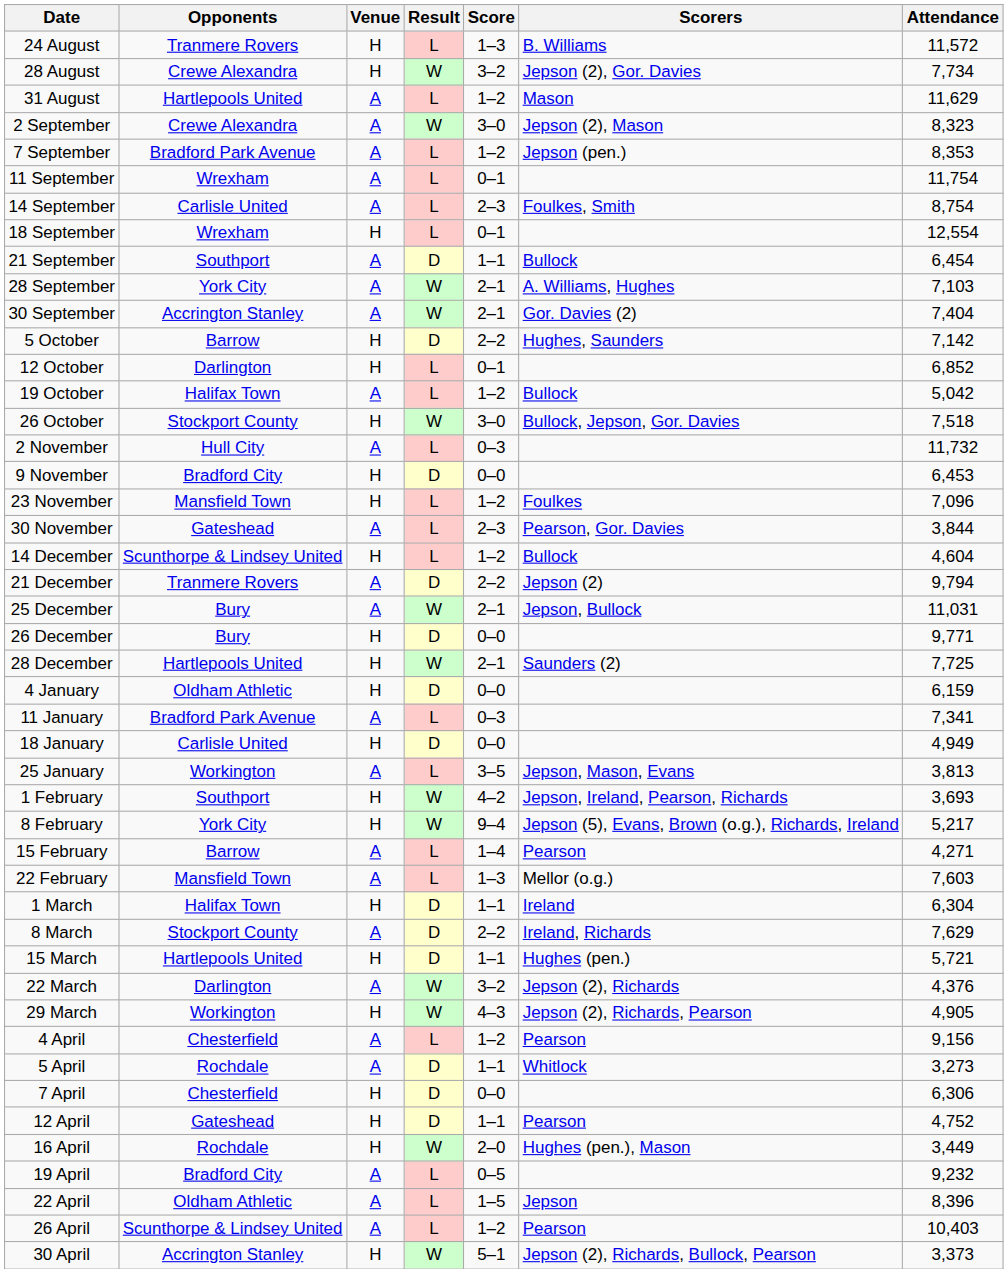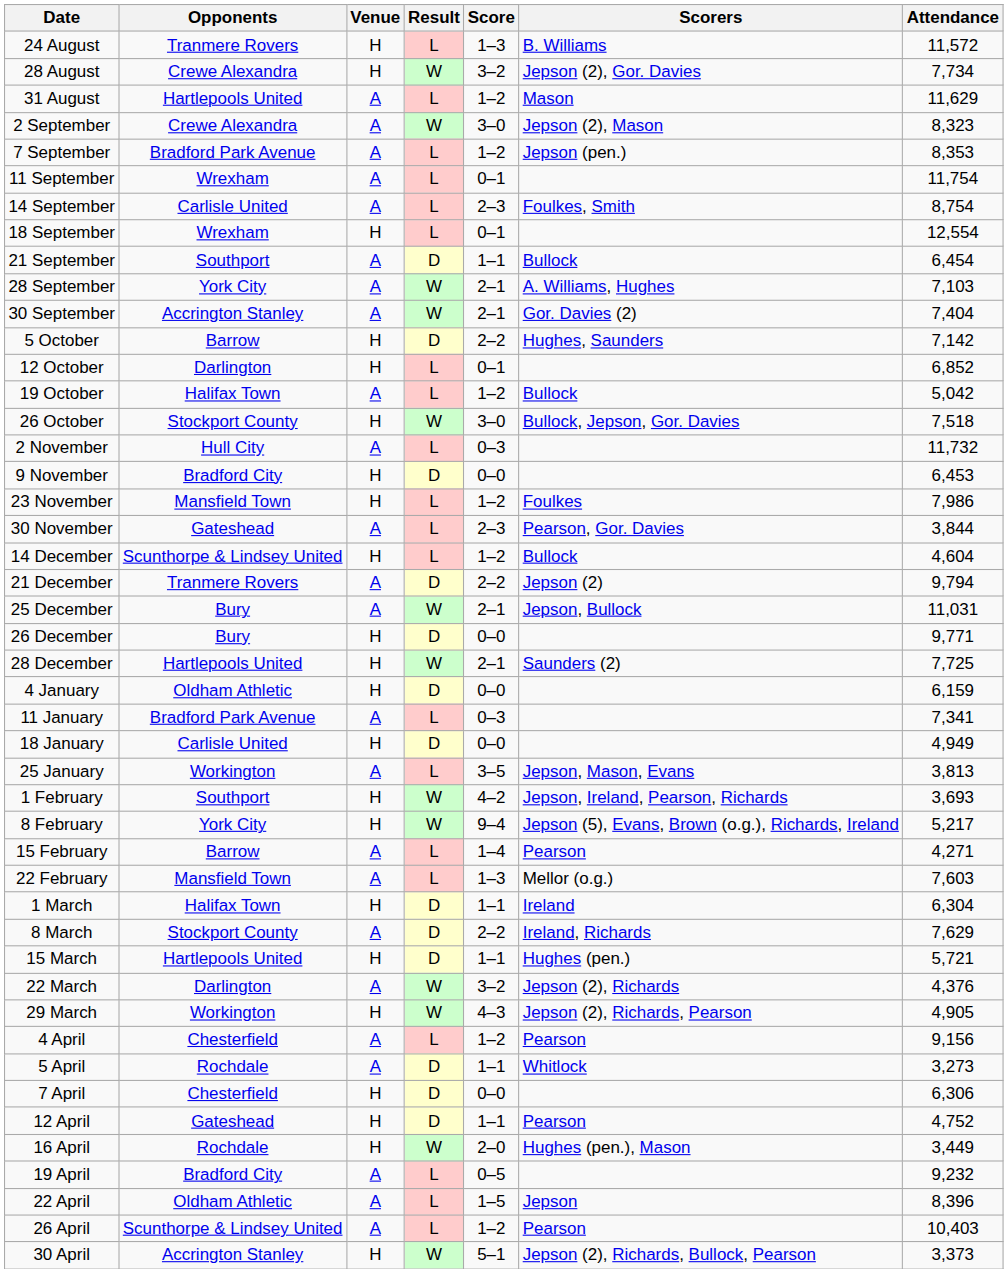(953, 502) 7,096 -> (953, 502) 7,986
